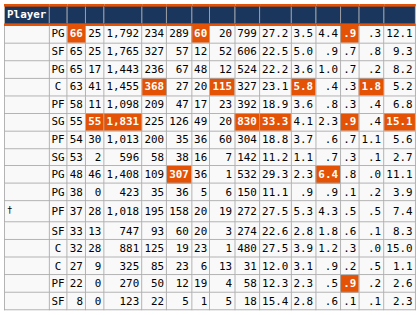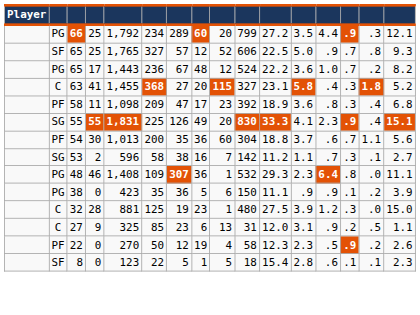- row: (76, 212)
- row: (76, 231)
